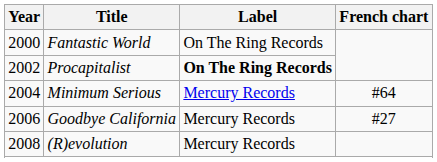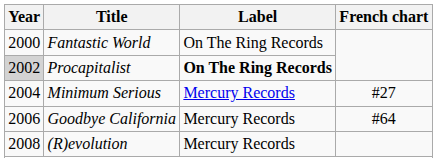(24, 67) no background -> (24, 67) lightgrey background
(384, 93) #64 -> (384, 93) #27
(384, 118) #27 -> (384, 118) #64
